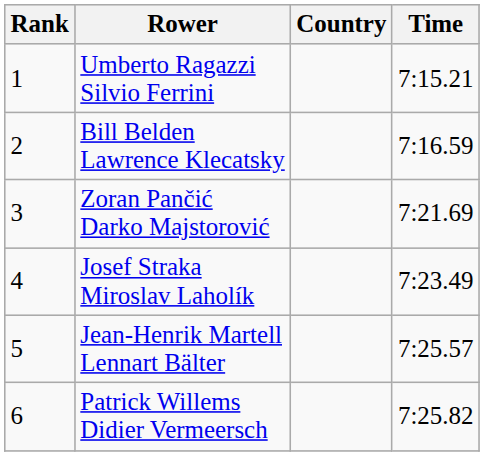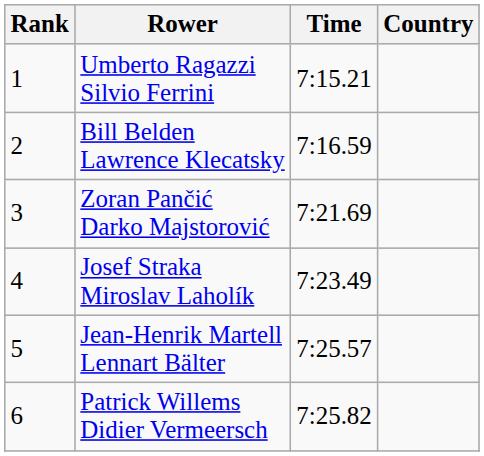columns swapped: (341, 24) <-> (436, 24)
